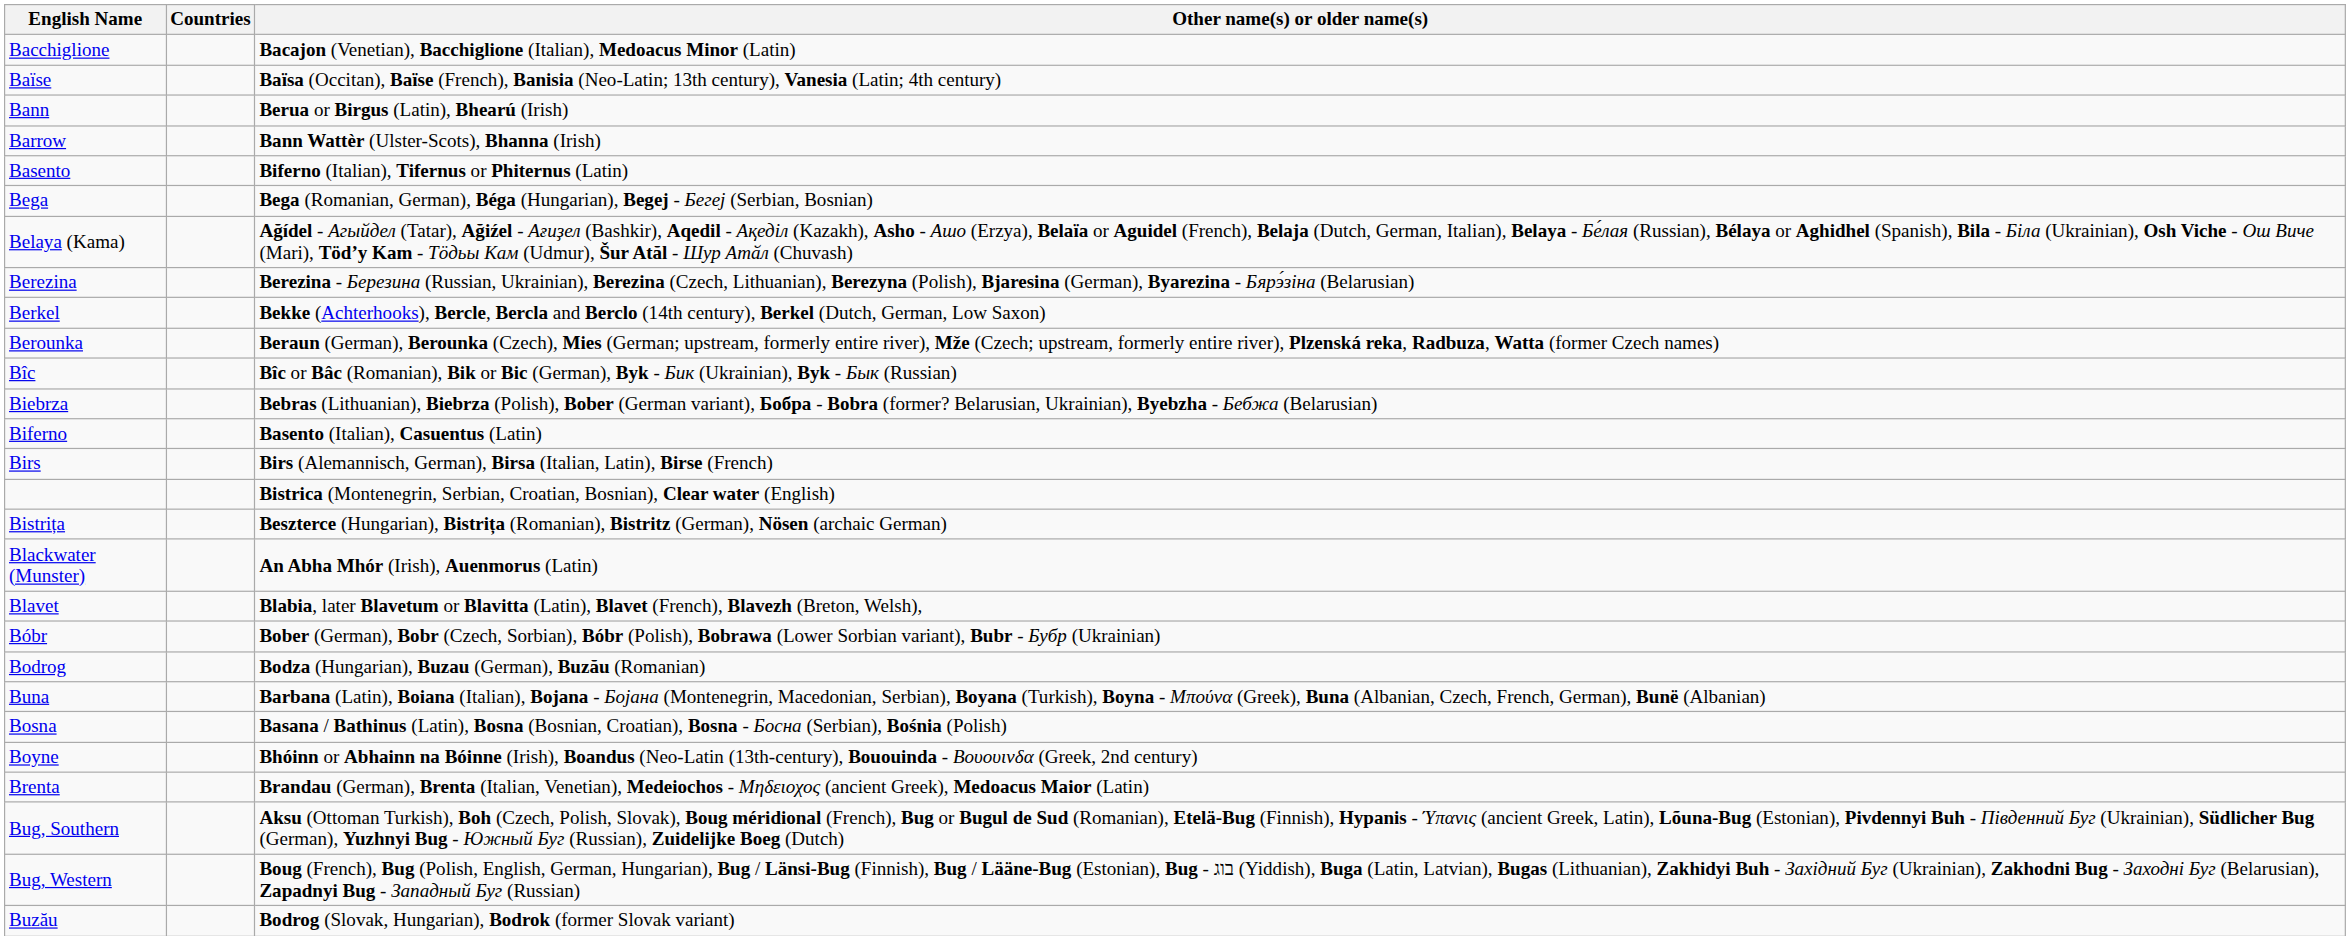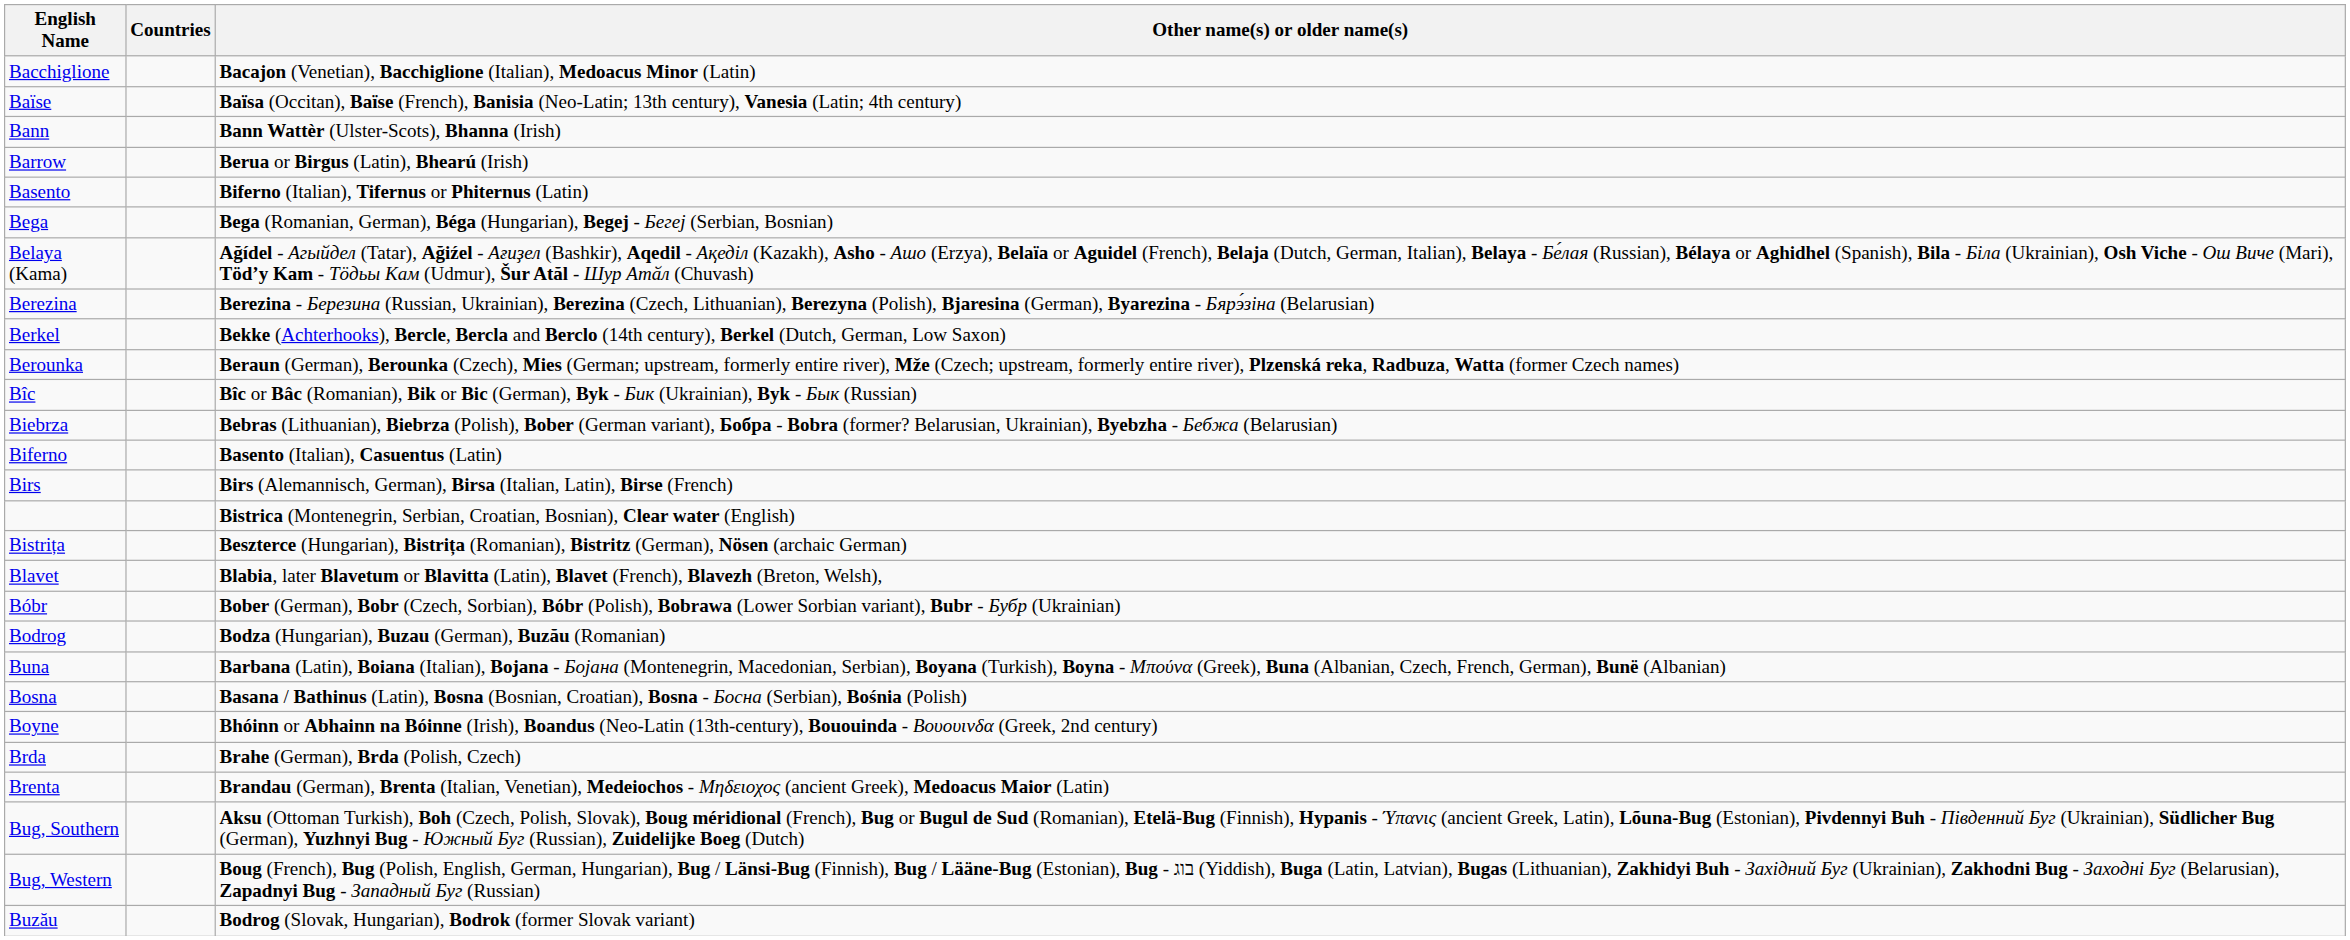(414, 110) Berua or Birgus (Latin), Bhearú (Irish) -> (390, 131) Bann Wattèr (Ulster-Scots), Bhanna (Irish)
(430, 140) Bann Wattèr (Ulster-Scots), Bhanna (Irish) -> (374, 161) Berua or Birgus (Latin), Bhearú (Irish)
- row: (52, 565)
+ row: (27, 756)
